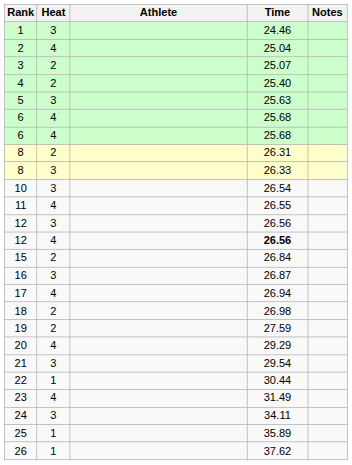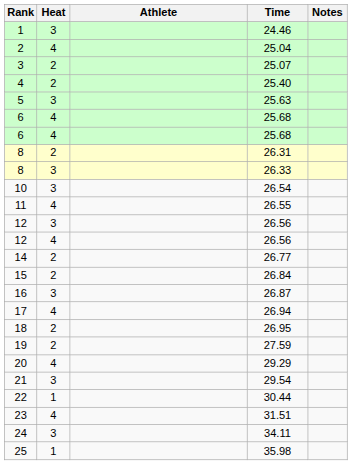(277, 240) bold -> (277, 240) normal
+ row: (21, 258)
(277, 310) 26.98 -> (277, 328) 26.95
(277, 398) 31.49 -> (277, 415) 31.51
(277, 433) 35.89 -> (277, 450) 35.98
- row: (21, 450)
